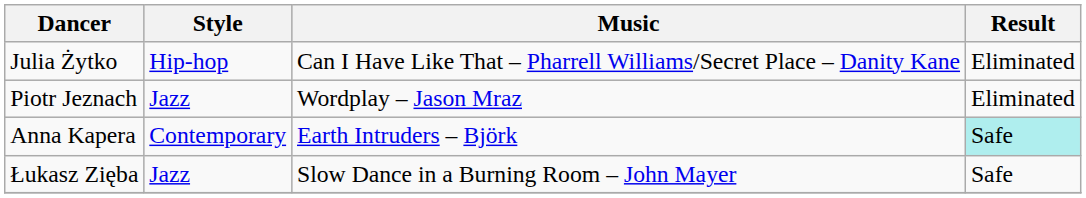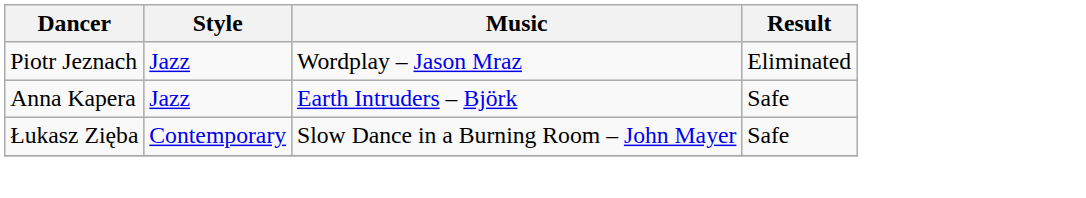- row: (64, 60)
(218, 135) Contemporary -> (170, 98) Jazz
(992, 135) paleturquoise background -> (768, 98) no background
(170, 173) Jazz -> (218, 135) Contemporary
